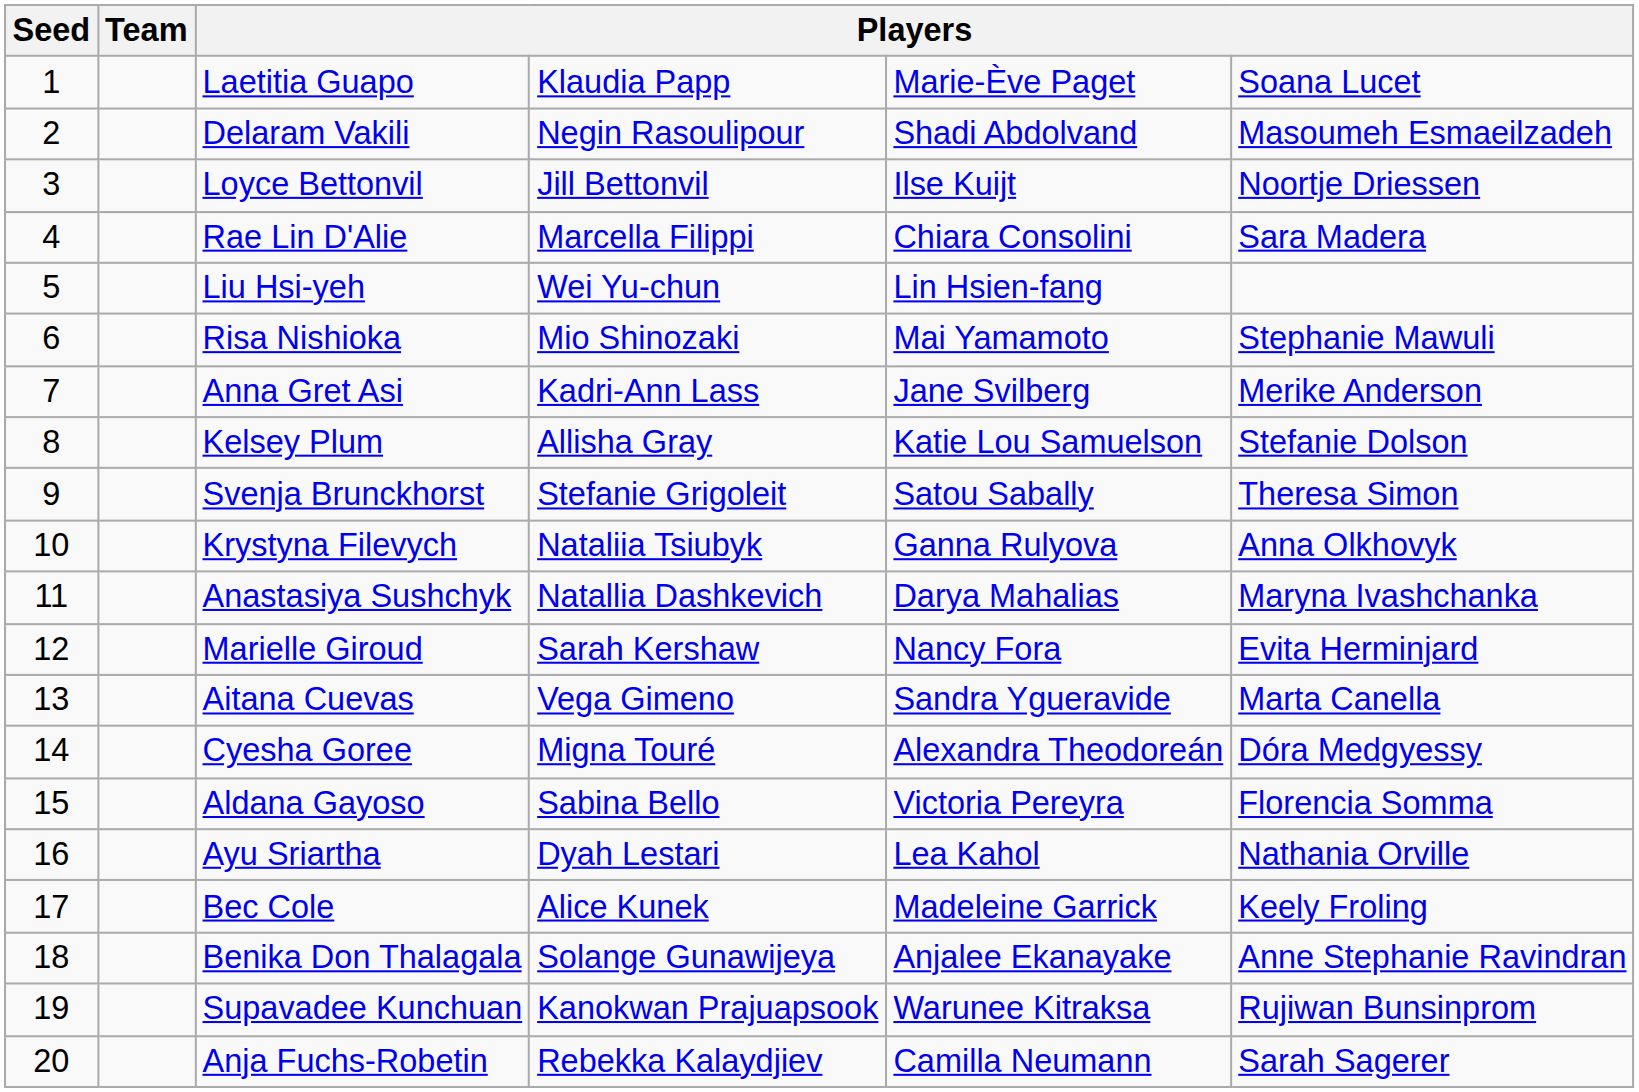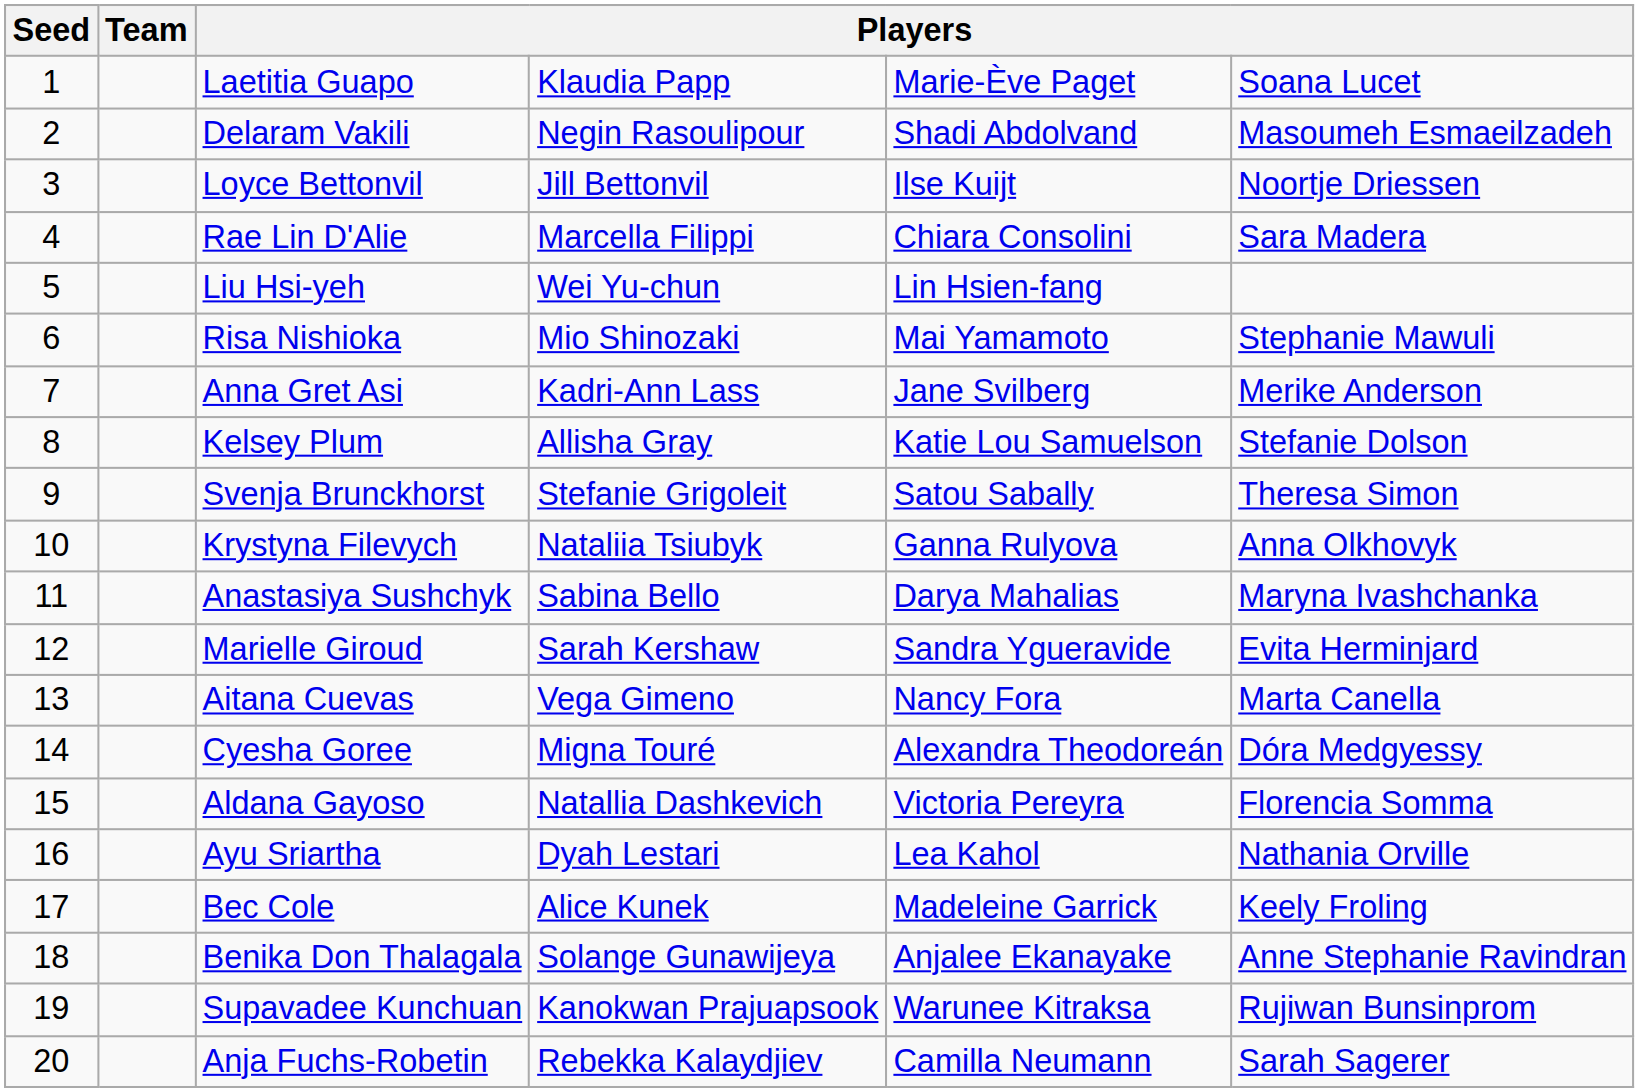(680, 596) Natallia Dashkevich -> (628, 596) Sabina Bello
(977, 648) Nancy Fora -> (1032, 648) Sandra Ygueravide
(1032, 699) Sandra Ygueravide -> (977, 699) Nancy Fora
(628, 802) Sabina Bello -> (680, 802) Natallia Dashkevich
